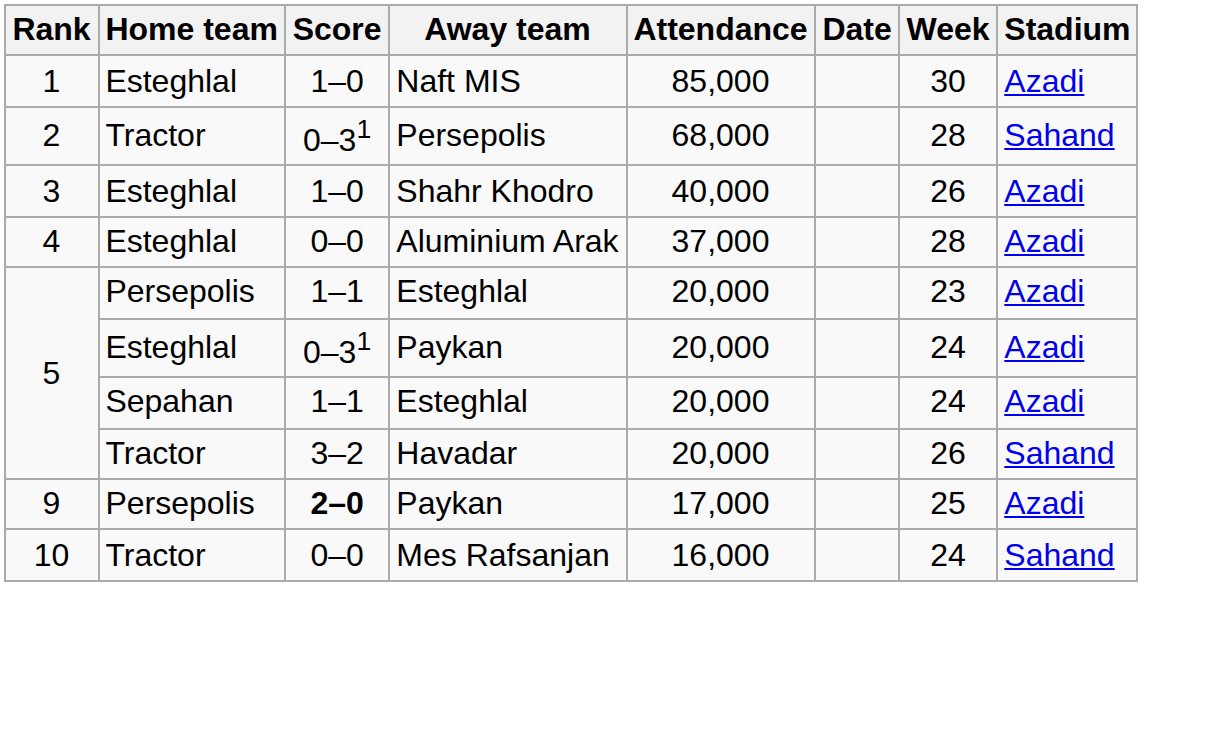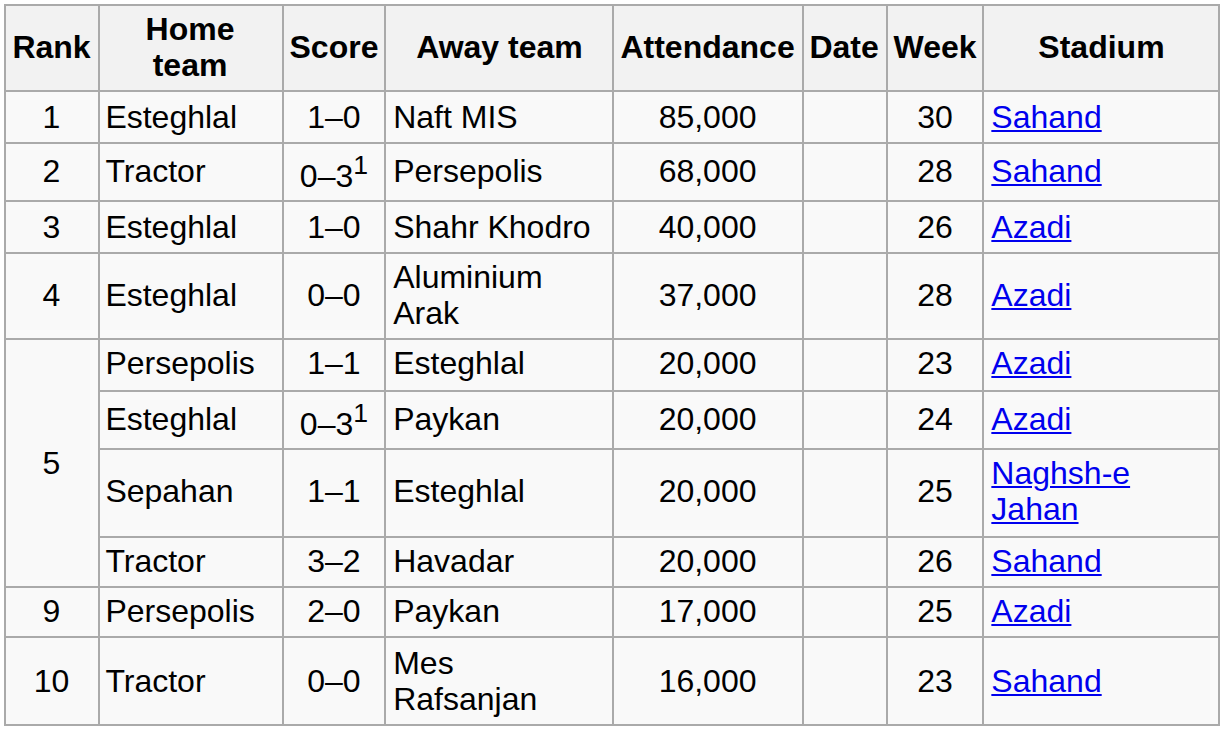(1044, 80) Azadi -> (1047, 116) Sahand
(948, 402) 24 -> (935, 492) 25
(1044, 402) Azadi -> (1061, 492) Naghsh-e Jahan
(337, 503) bold -> (334, 611) normal
(948, 554) 24 -> (935, 680) 23
